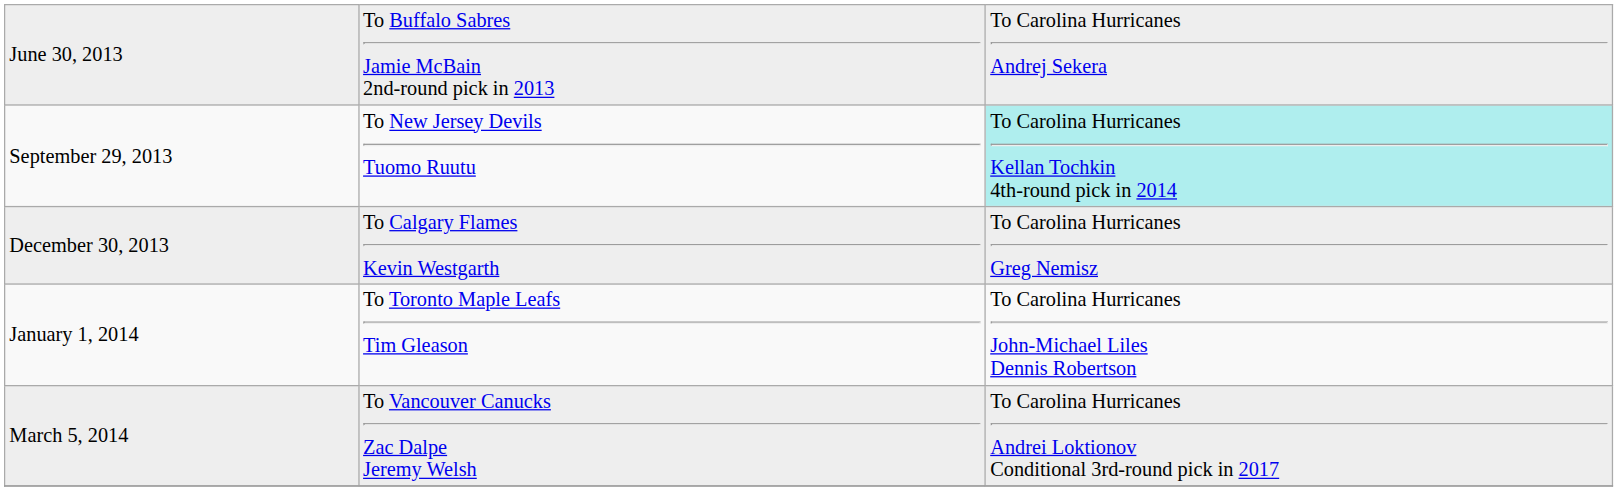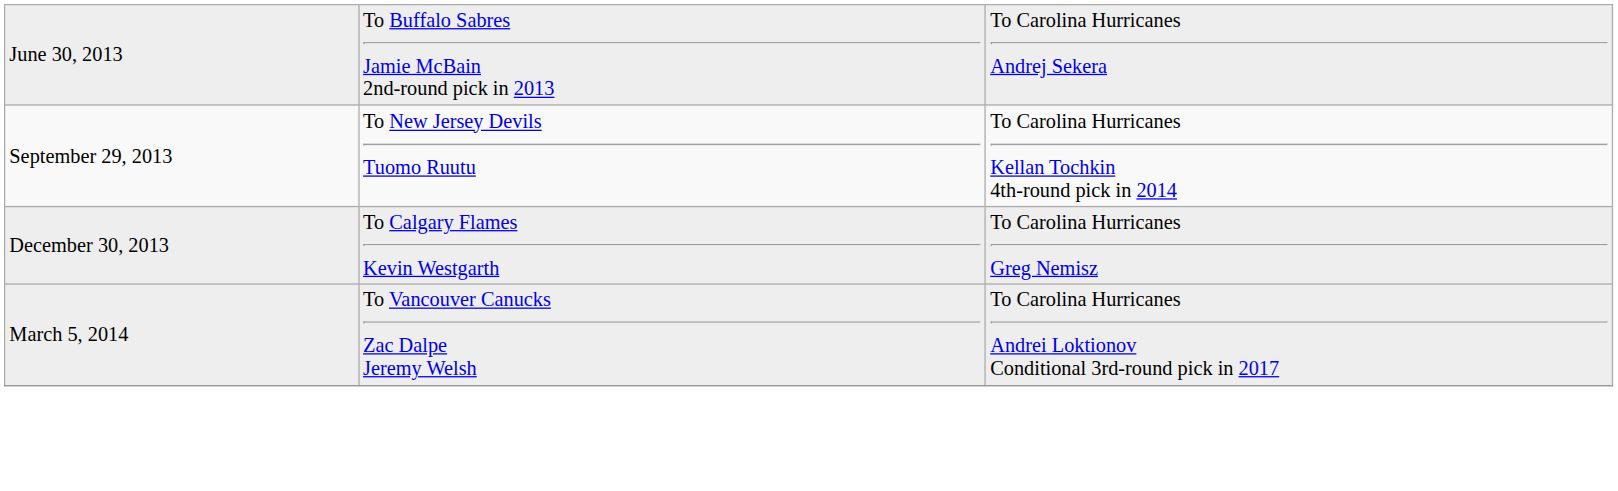(1299, 155) paleturquoise background -> (1299, 155) no background
- row: (74, 334)
